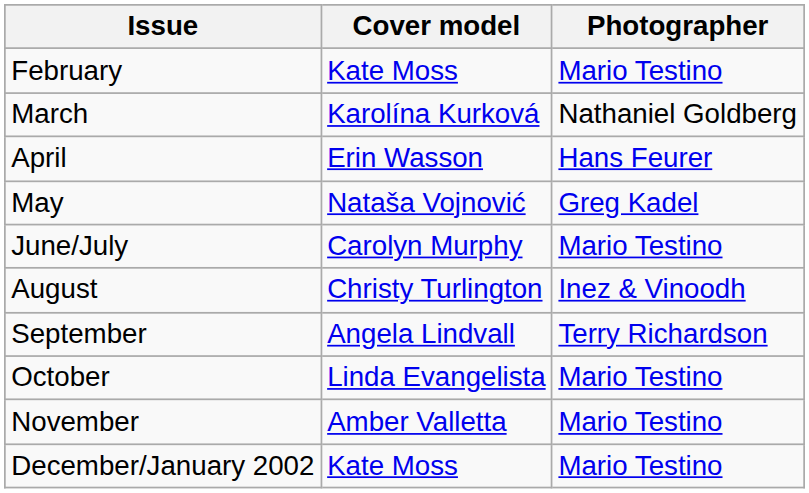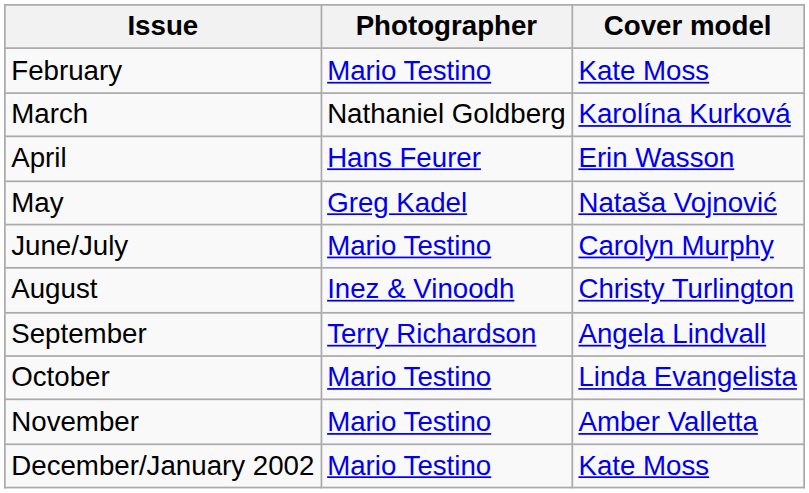columns swapped: (436, 26) <-> (678, 26)
